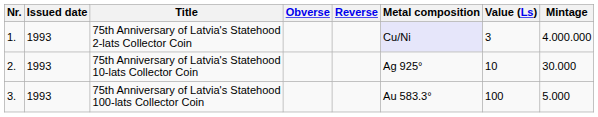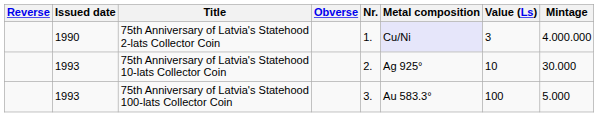columns swapped: (14, 13) <-> (356, 13)
(39, 36) 1993 -> (67, 36) 1990
